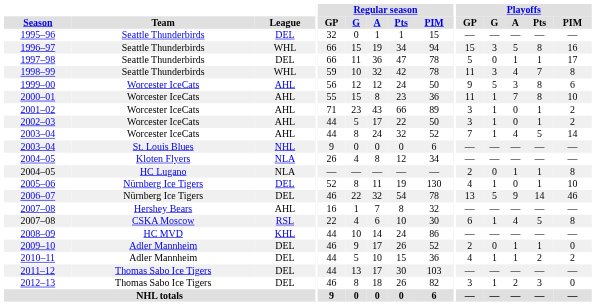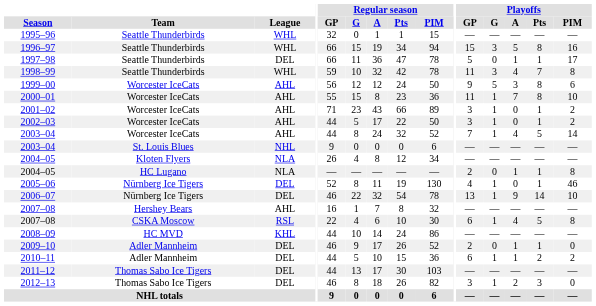(285, 35) DEL -> (285, 35) WHL
(572, 183) 10 -> (572, 183) 46
(494, 196) 5 -> (494, 196) 1
(572, 196) 46 -> (572, 196) 10
(470, 258) 4 -> (470, 258) 6
